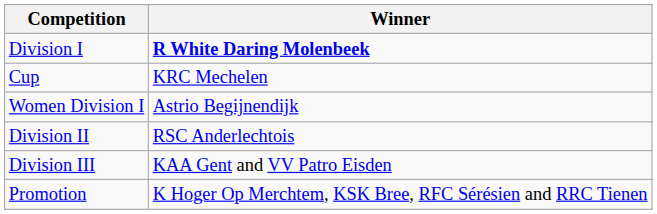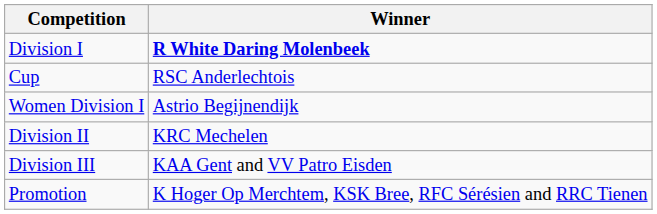(210, 77) KRC Mechelen -> (224, 77) RSC Anderlechtois
(224, 135) RSC Anderlechtois -> (210, 135) KRC Mechelen
